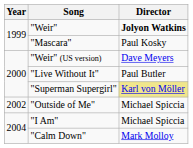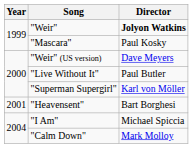(153, 89) khaki background -> (153, 89) no background
+ row: (57, 105)
- row: (63, 105)
